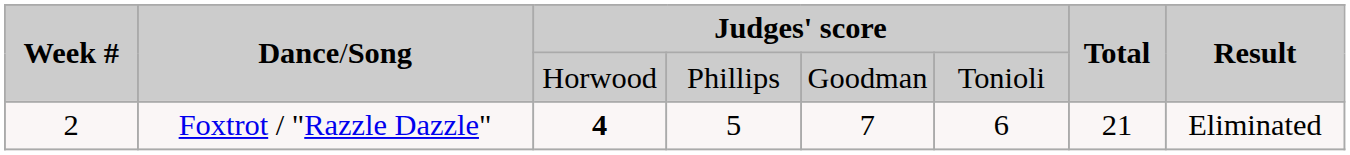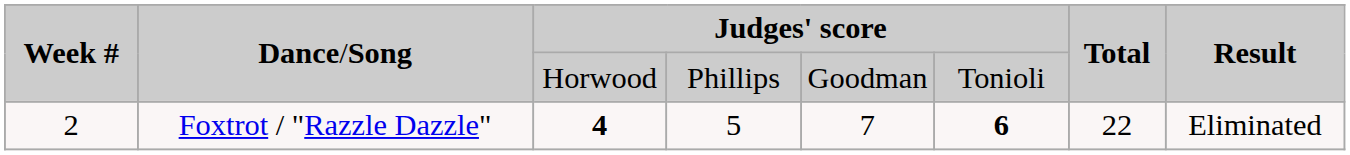(1001, 125) normal -> (1001, 125) bold
(1117, 125) 21 -> (1117, 125) 22
